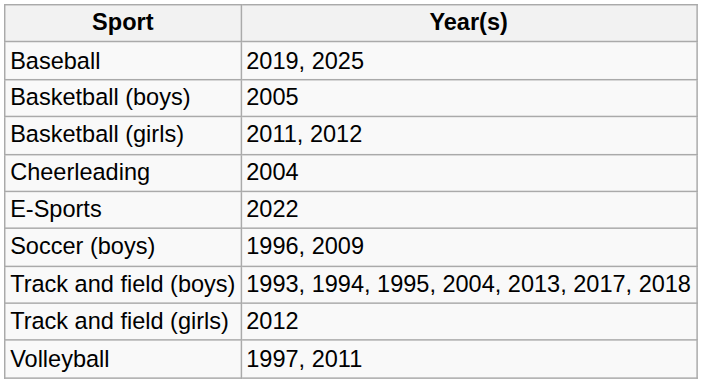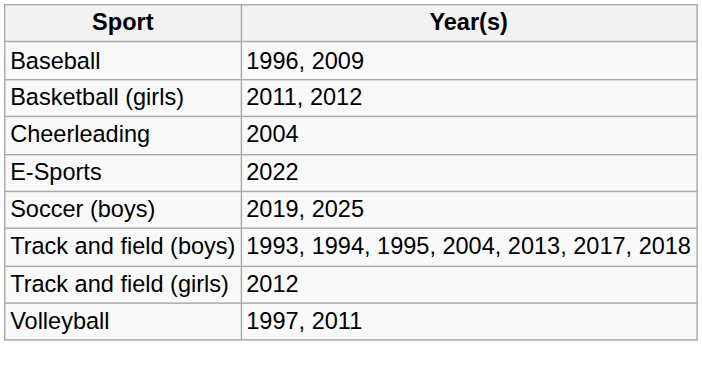(305, 60) 2019, 2025 -> (305, 60) 1996, 2009
- row: (100, 97)
(305, 246) 1996, 2009 -> (305, 209) 2019, 2025
